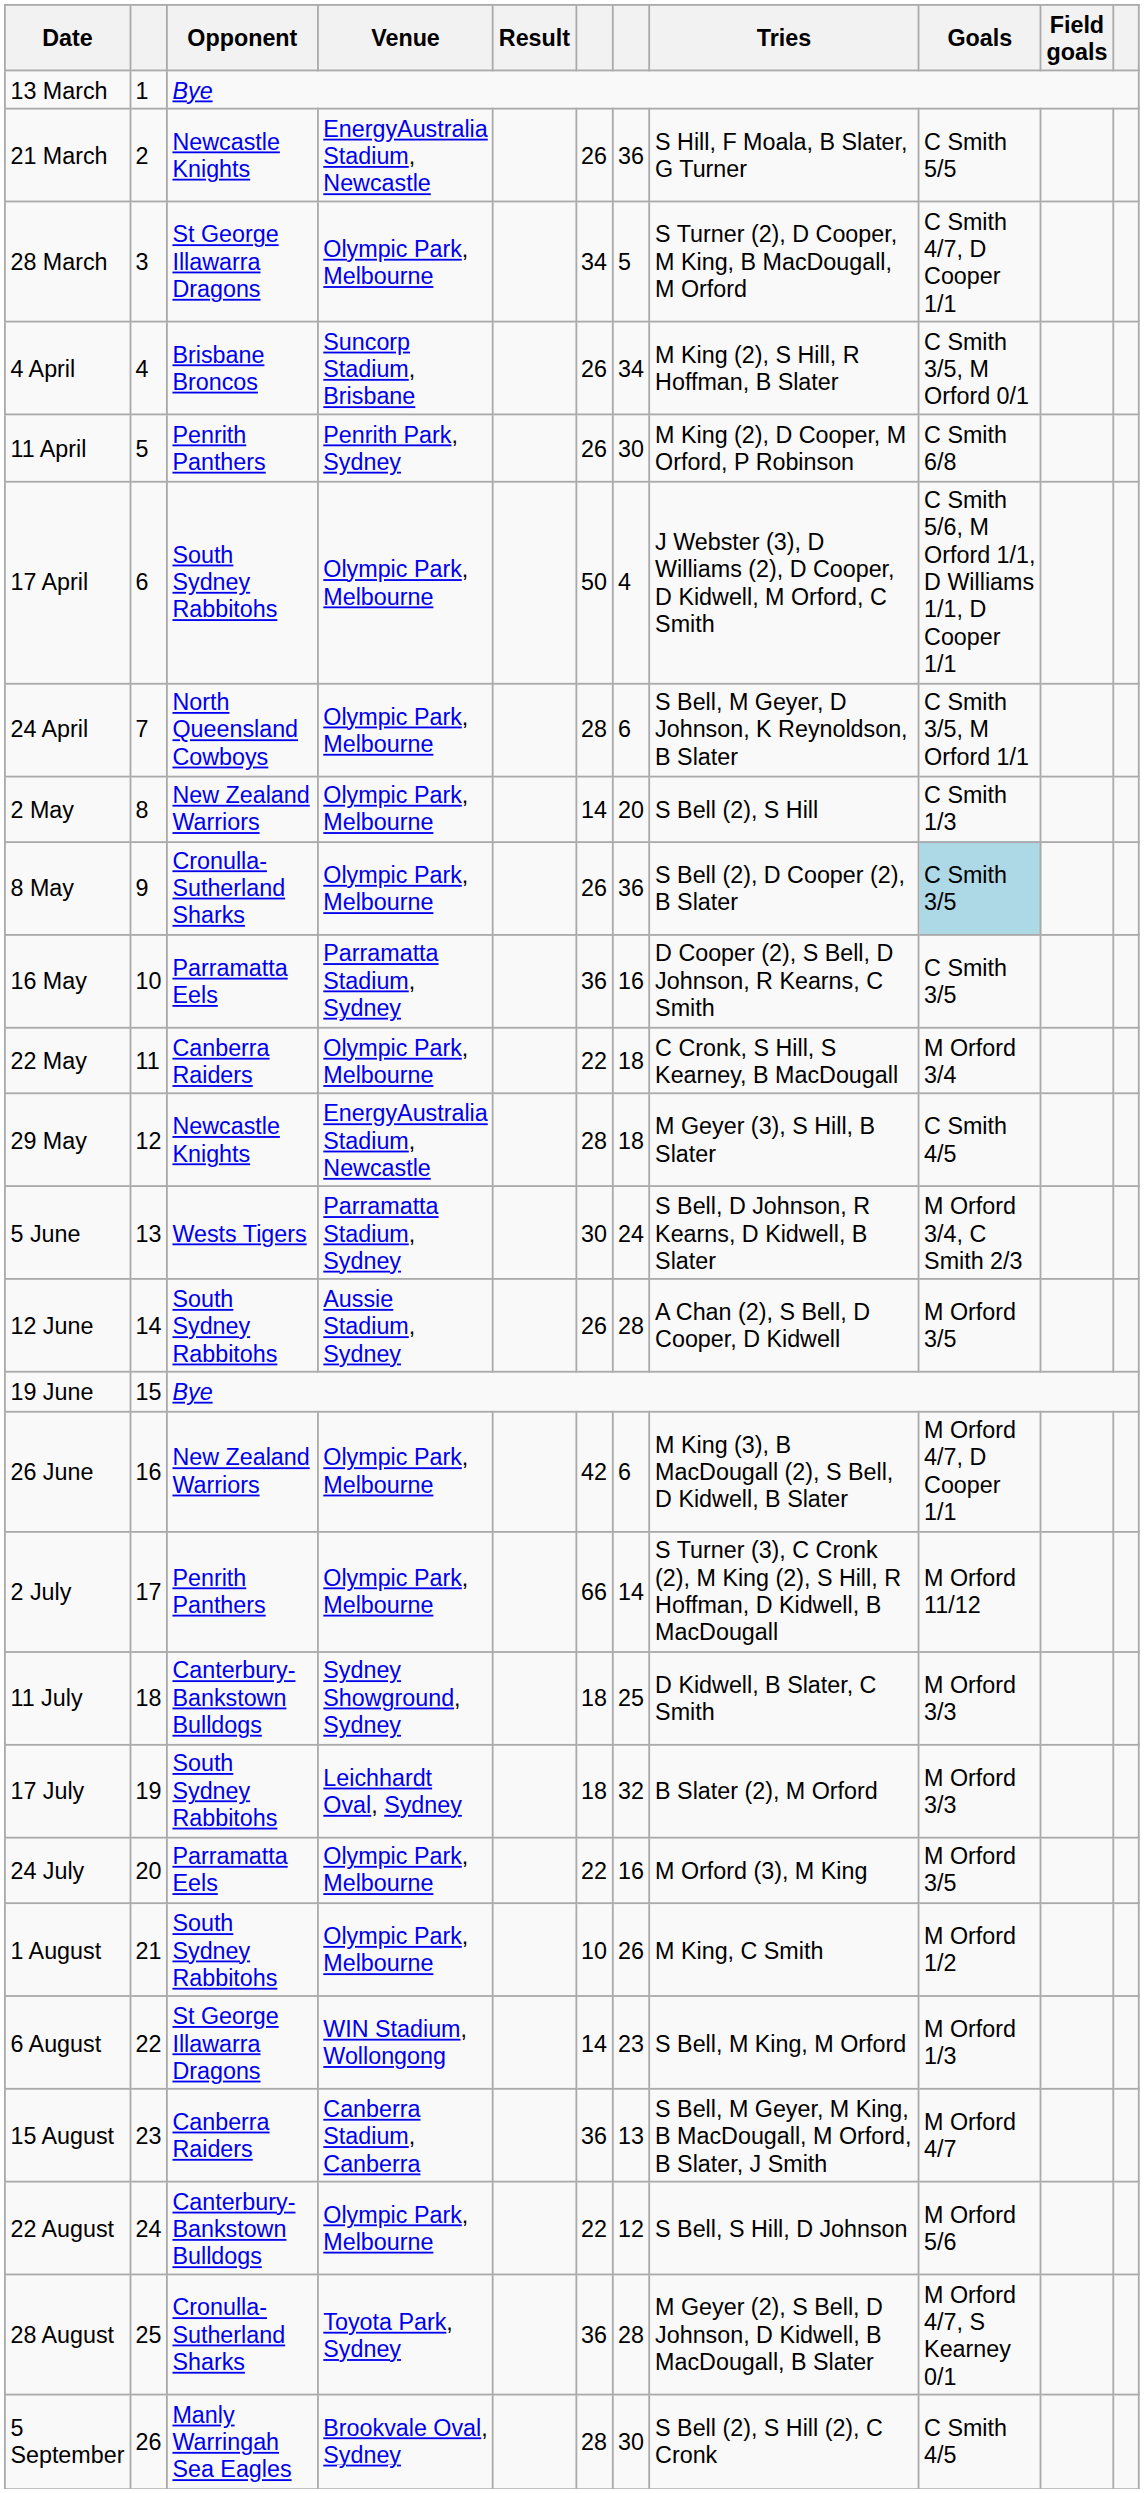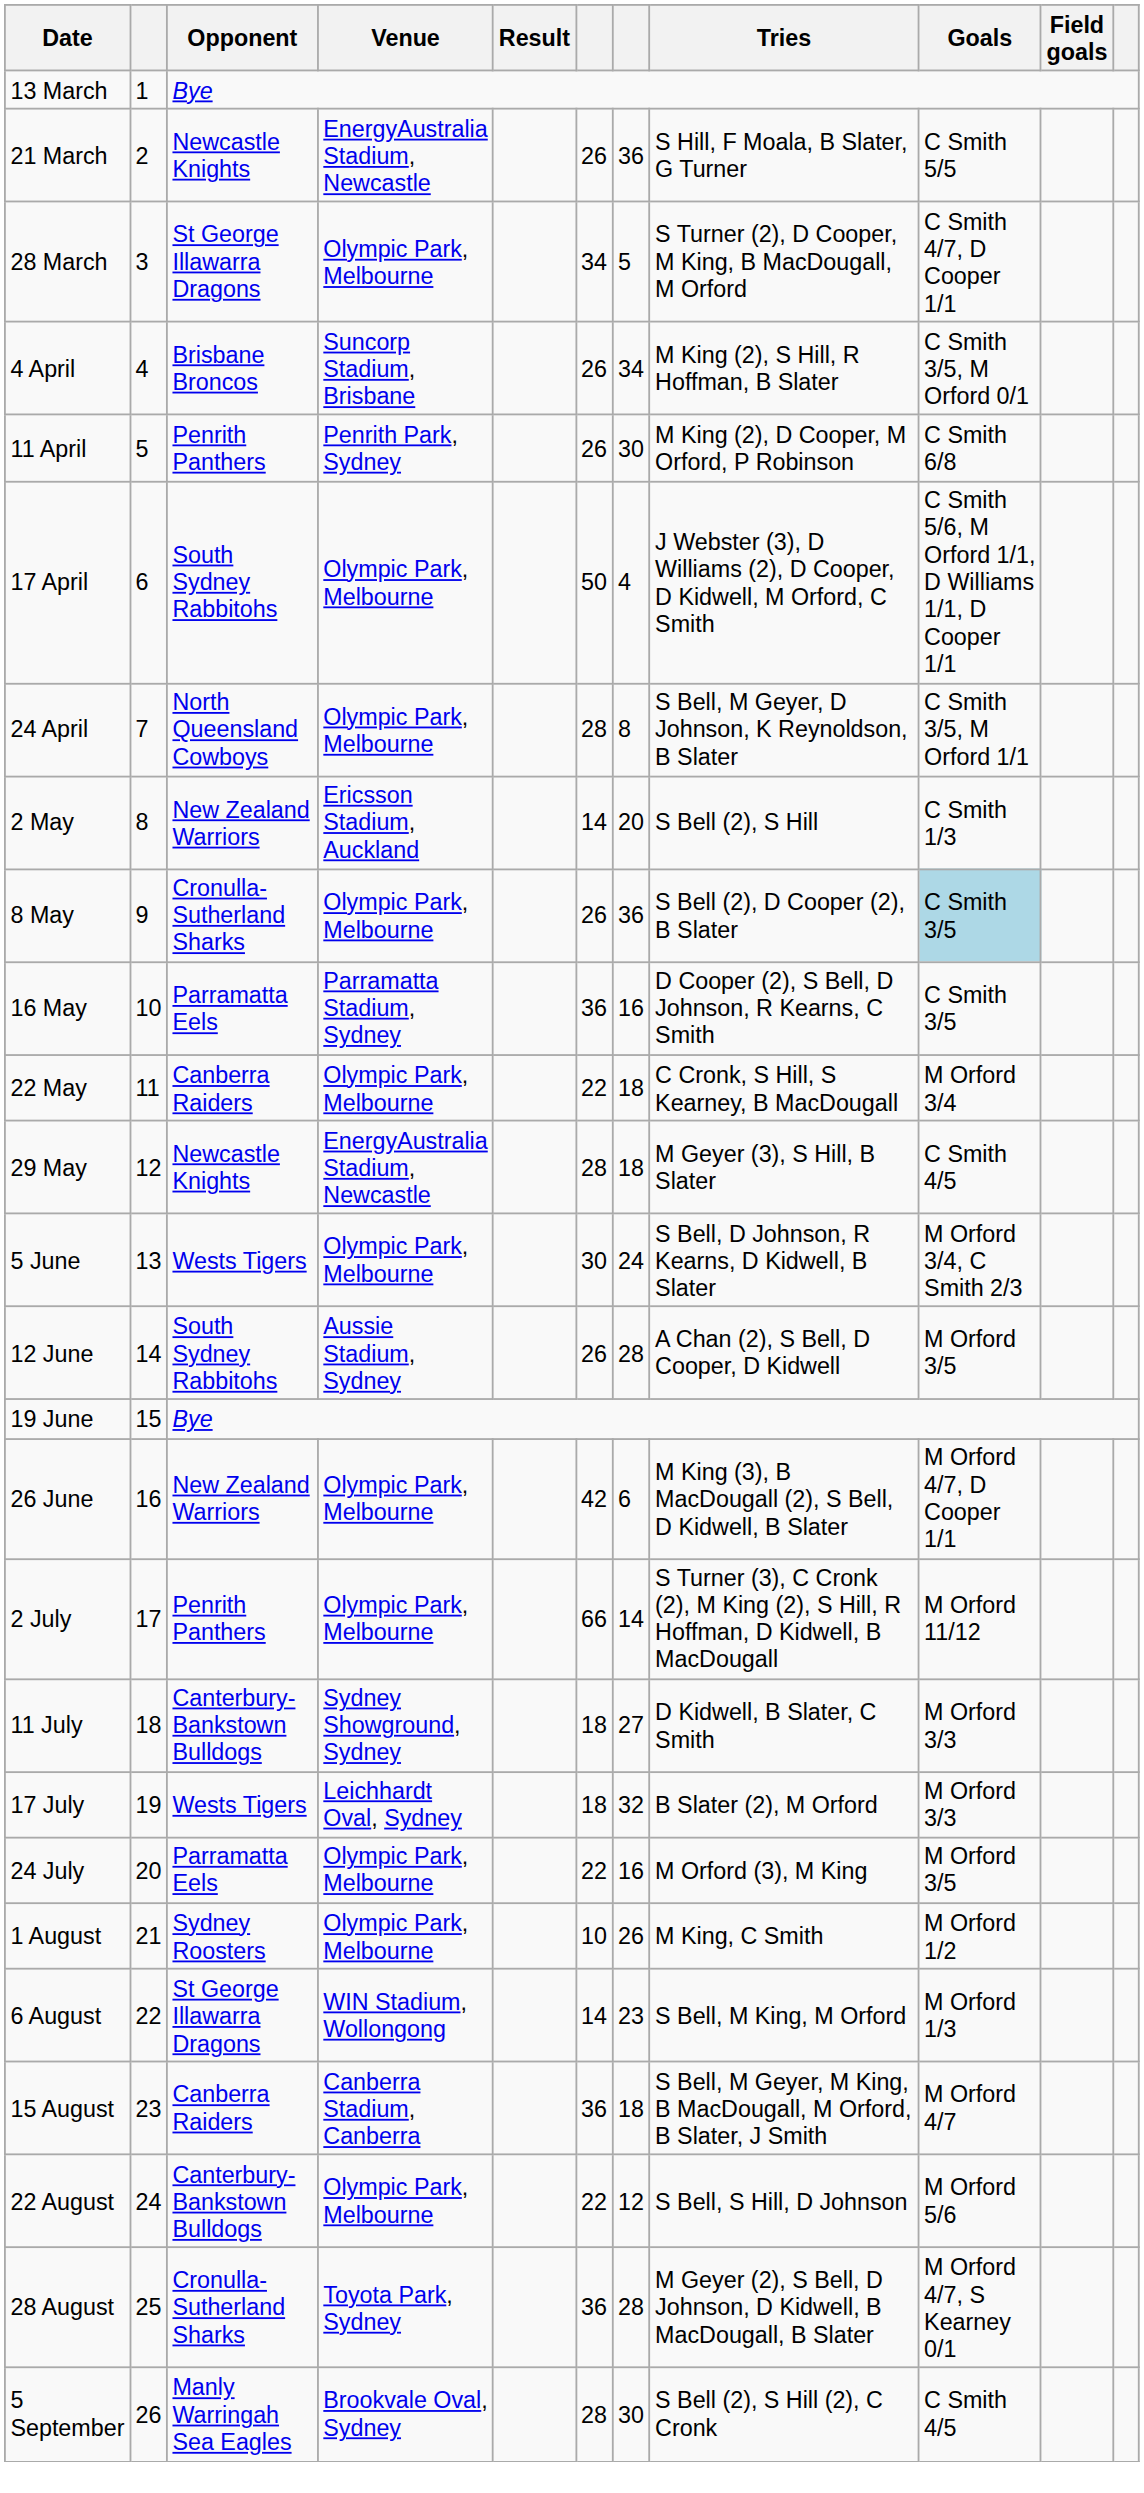(625, 729) 6 -> (625, 729) 8
(396, 809) Olympic Park, Melbourne -> (371, 822) Ericsson Stadium, Auckland
(381, 1233) Parramatta Stadium, Sydney -> (396, 1260) Olympic Park, Melbourne
(631, 1698) 25 -> (631, 1725) 27
(225, 1791) South Sydney Rabbitohs -> (240, 1804) Wests Tigers
(225, 1949) South Sydney Rabbitohs -> (219, 1936) Sydney Roosters
(631, 2135) 13 -> (631, 2108) 18
